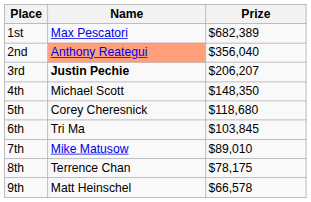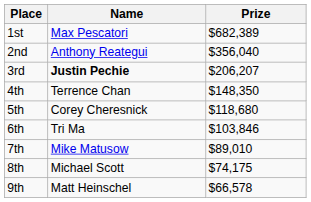(99, 52) lightsalmon background -> (99, 52) no background
(87, 91) Michael Scott -> (91, 91) Terrence Chan
(234, 129) $103,845 -> (234, 129) $103,846
(91, 168) Terrence Chan -> (87, 168) Michael Scott
(230, 168) $78,175 -> (230, 168) $74,175
